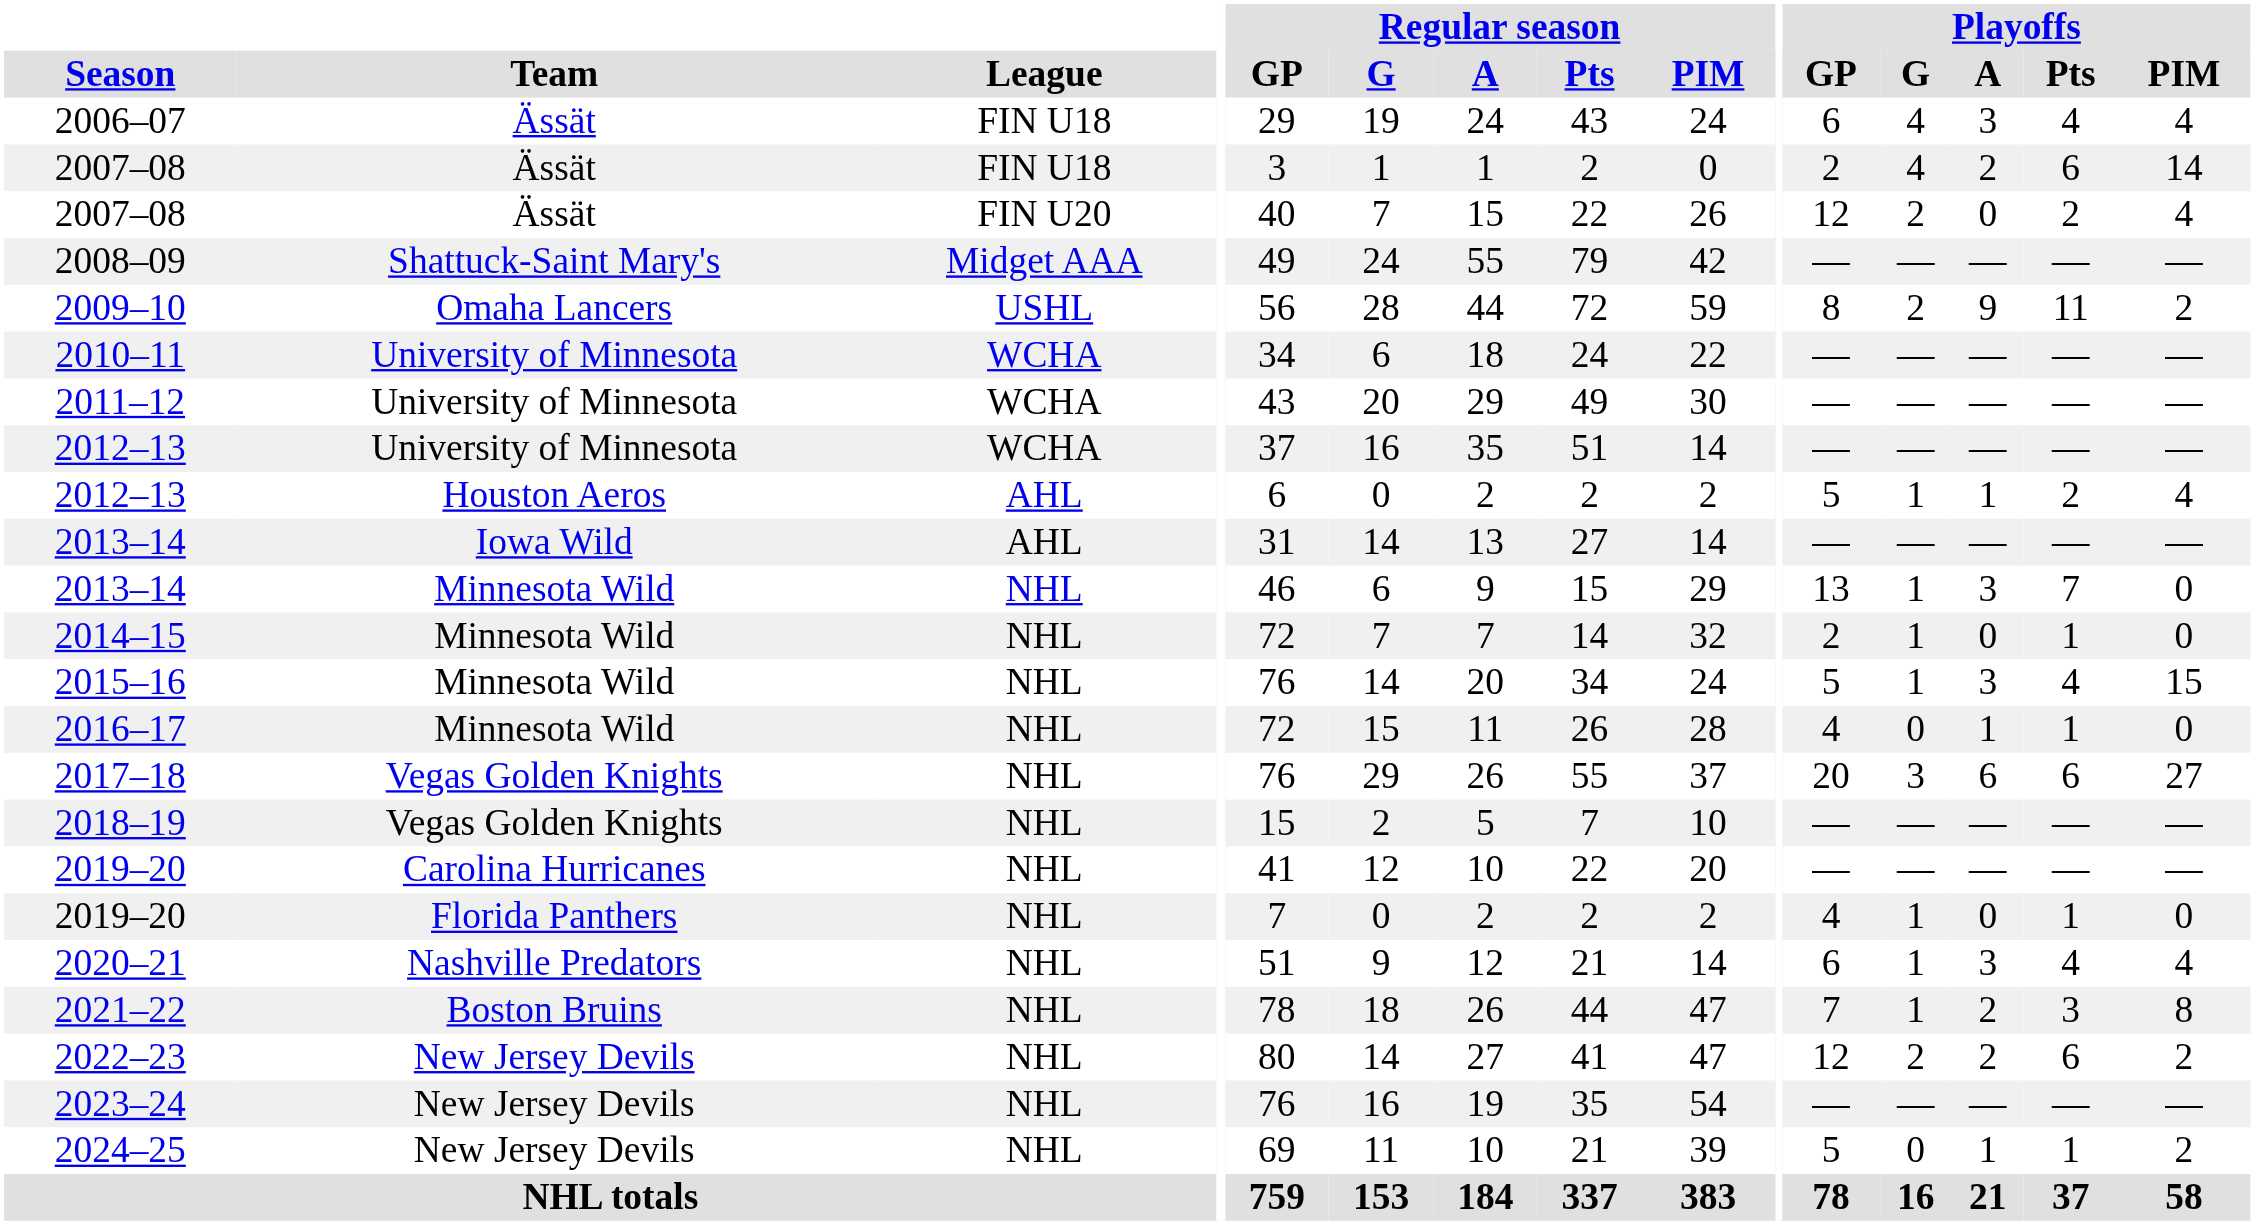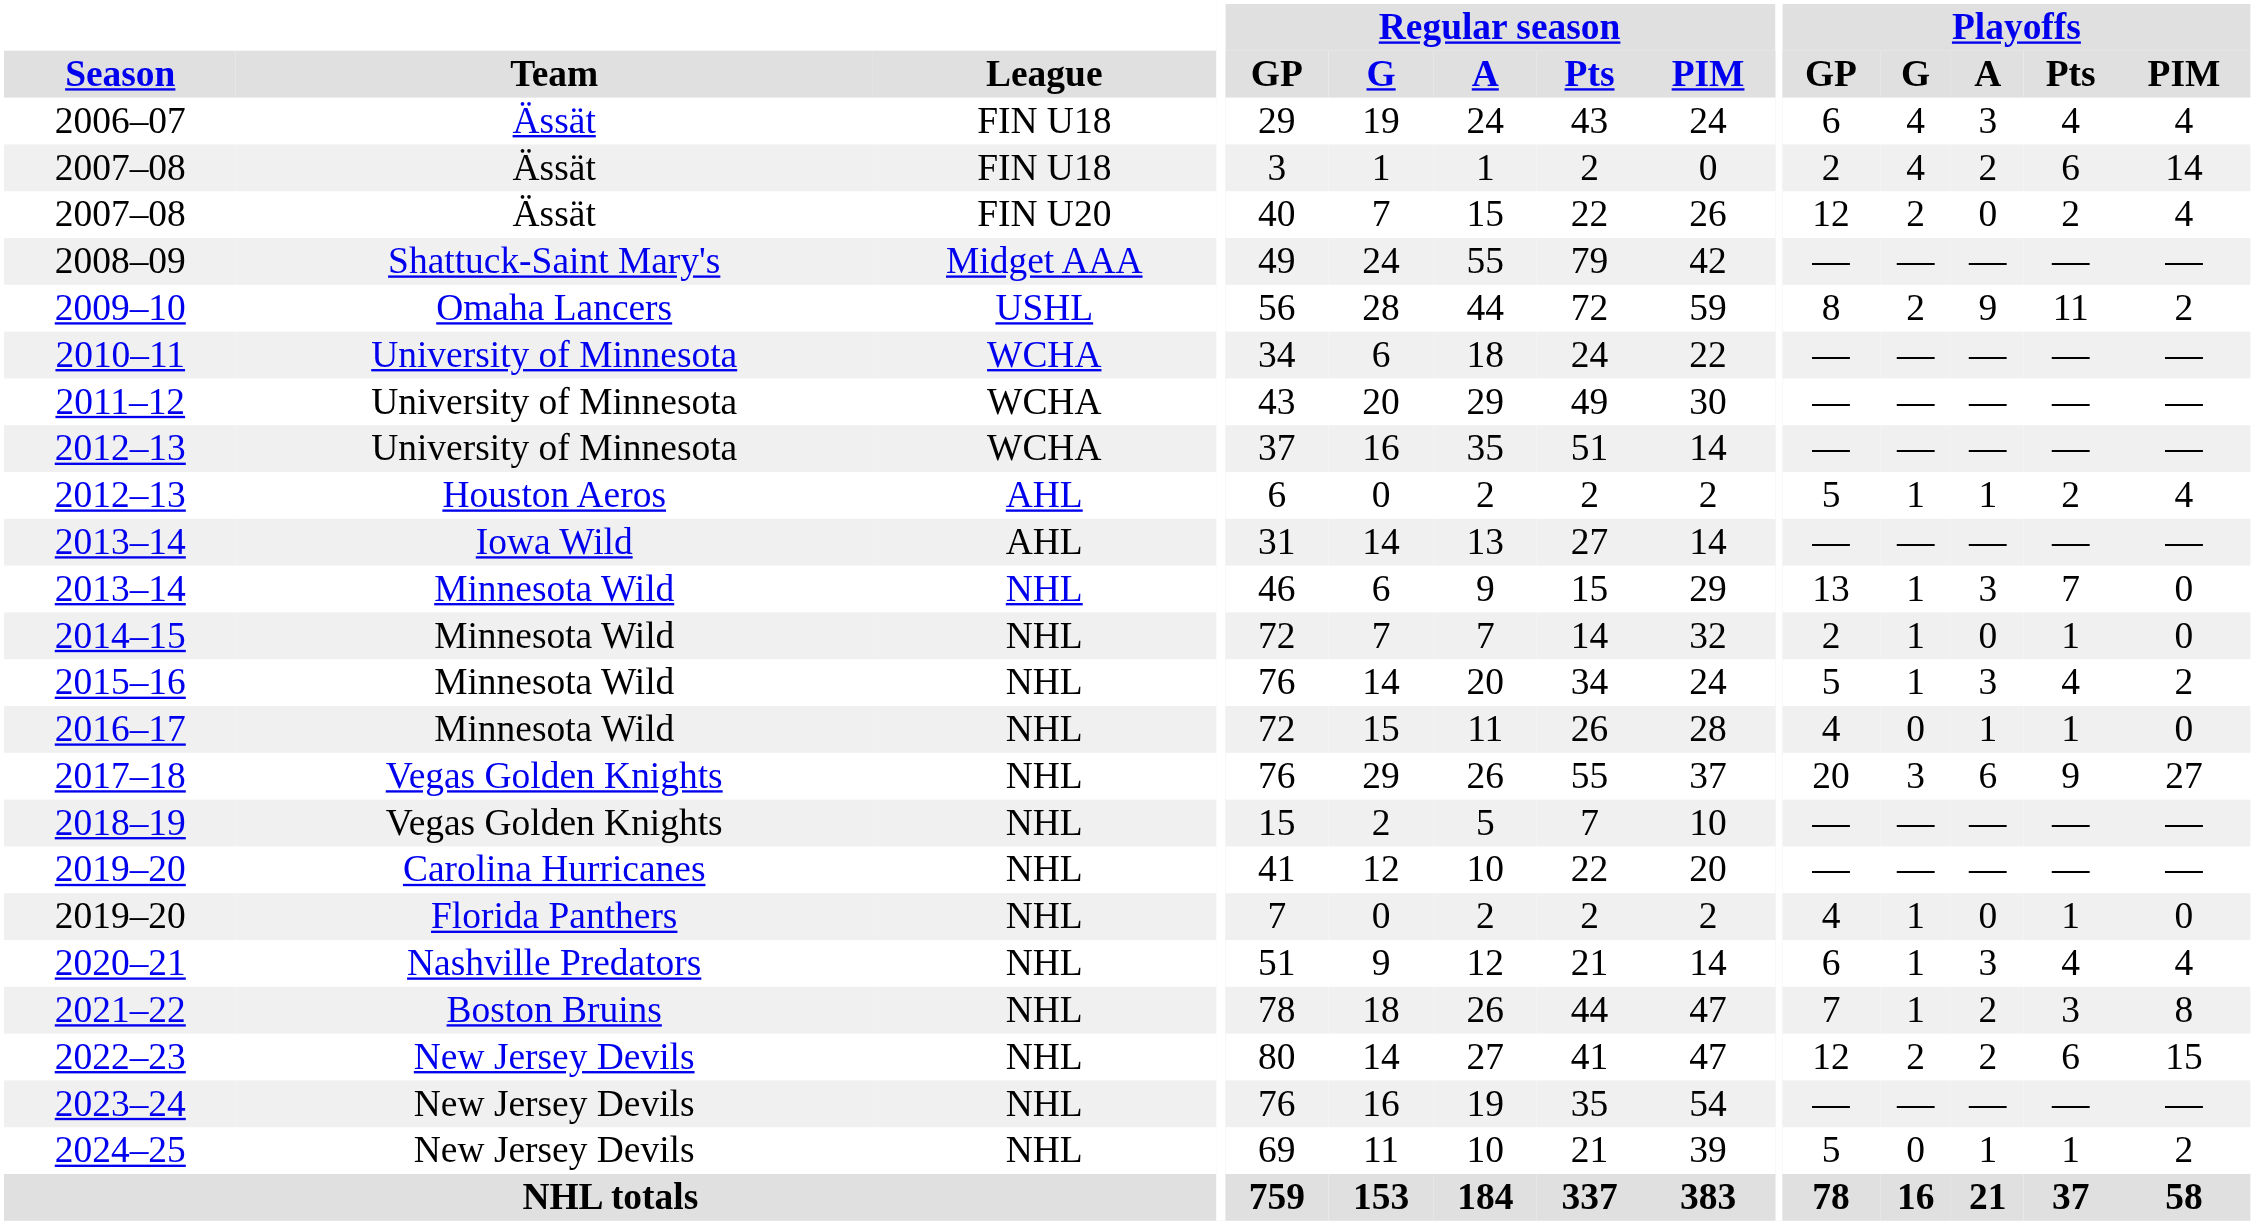(2184, 681) 15 -> (2184, 681) 2
(2071, 775) 6 -> (2071, 775) 9
(2184, 1056) 2 -> (2184, 1056) 15
